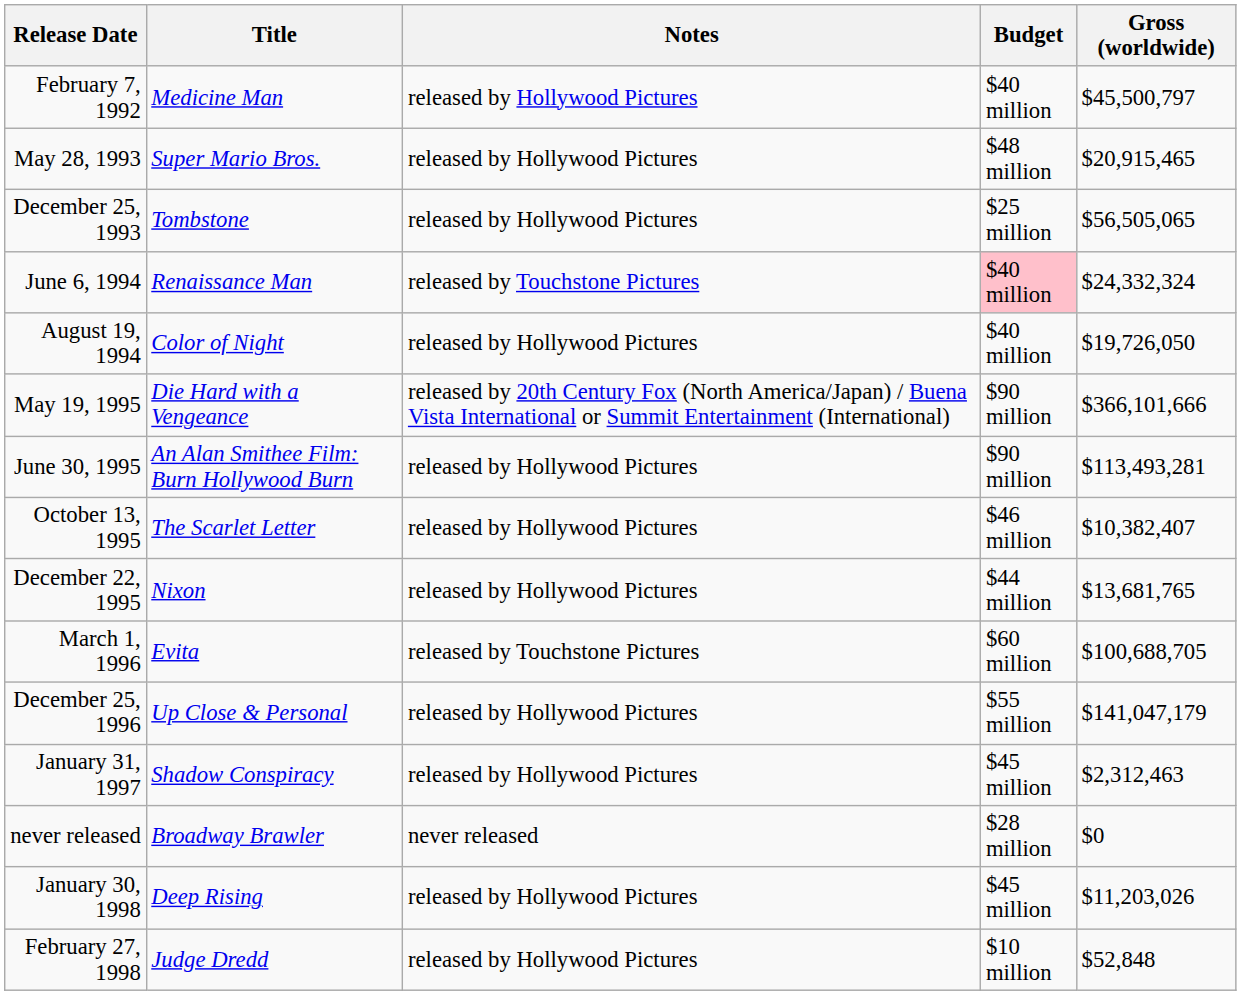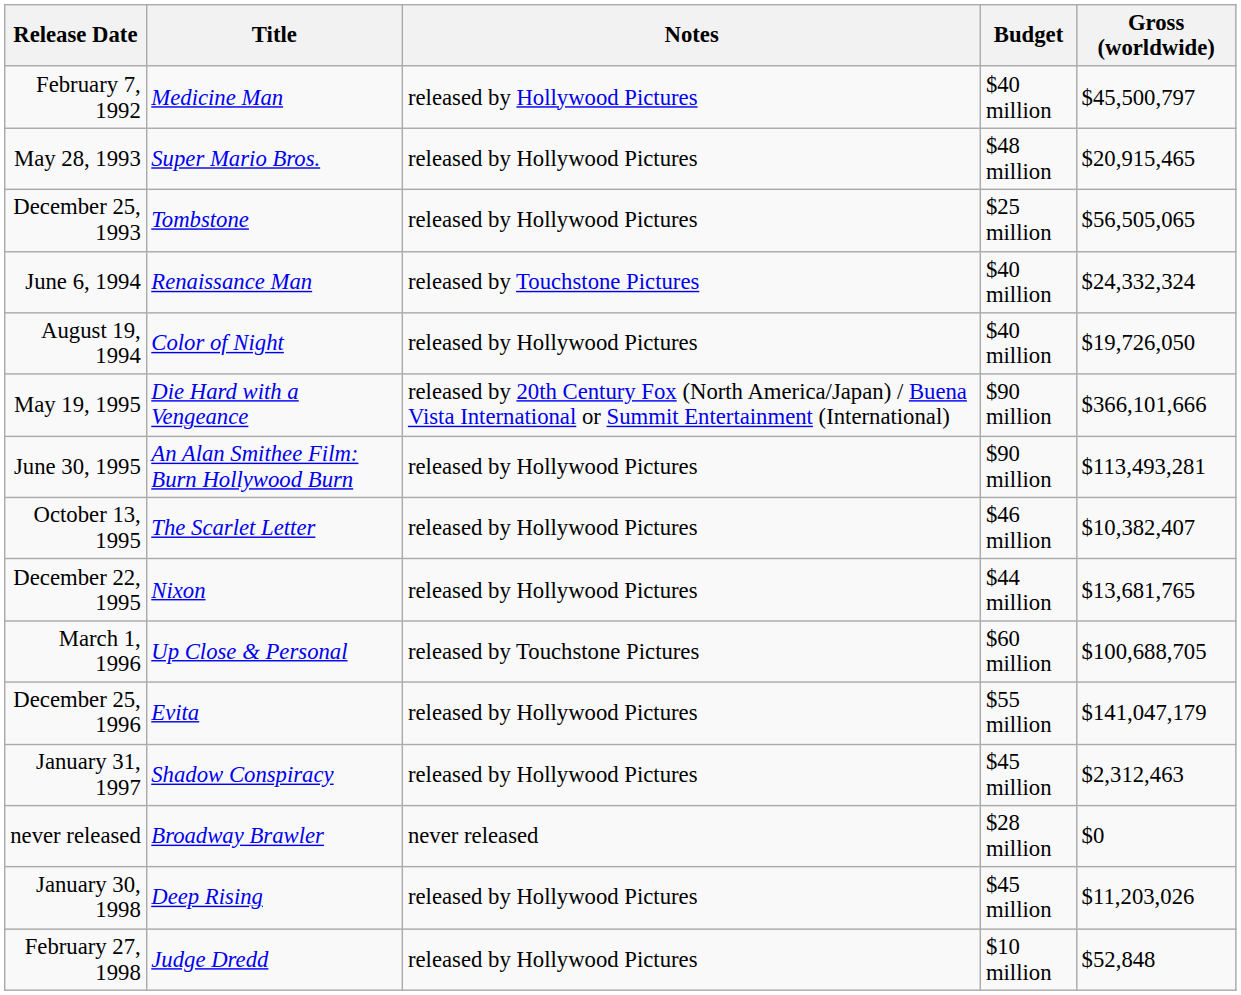(1019, 281) pink background -> (1019, 281) no background
(175, 651) Evita -> (249, 651) Up Close & Personal
(249, 712) Up Close & Personal -> (175, 712) Evita
